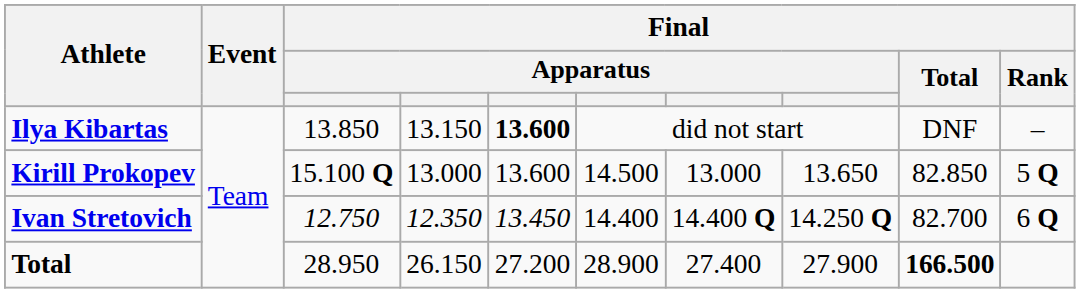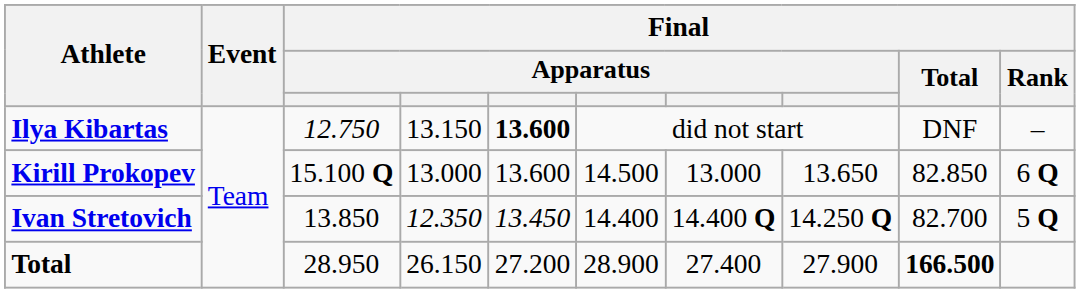(341, 128) 13.850 -> (341, 128) 12.750
(1038, 173) 5 Q -> (1038, 173) 6 Q
(341, 218) 12.750 -> (341, 218) 13.850
(1038, 218) 6 Q -> (1038, 218) 5 Q
